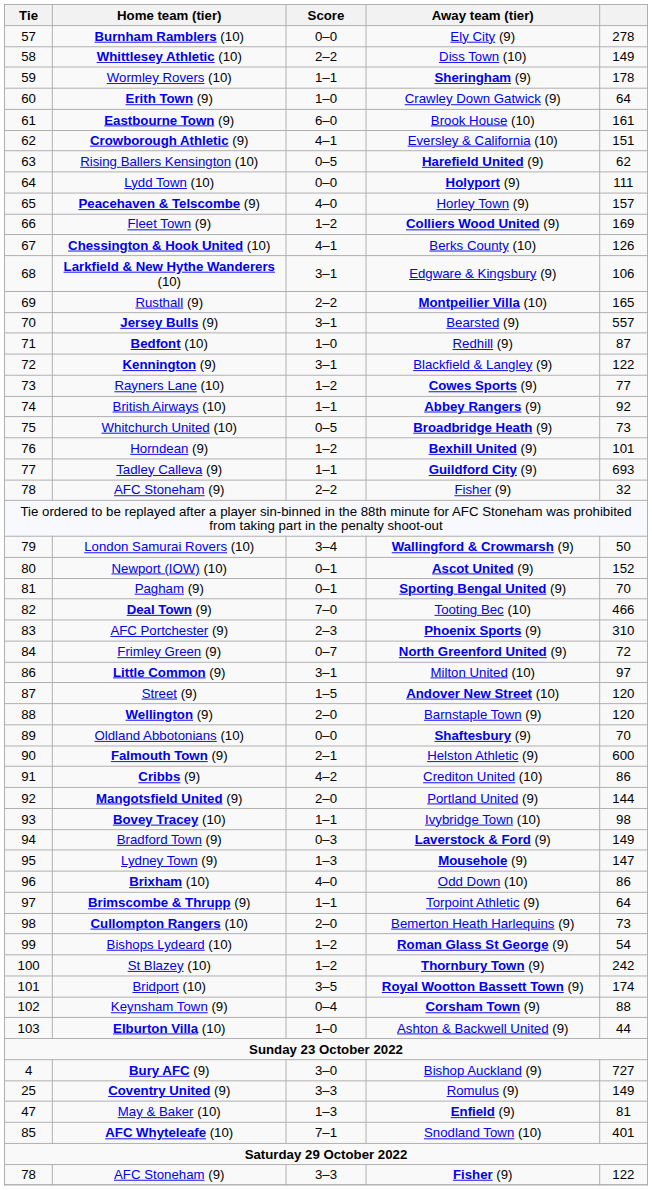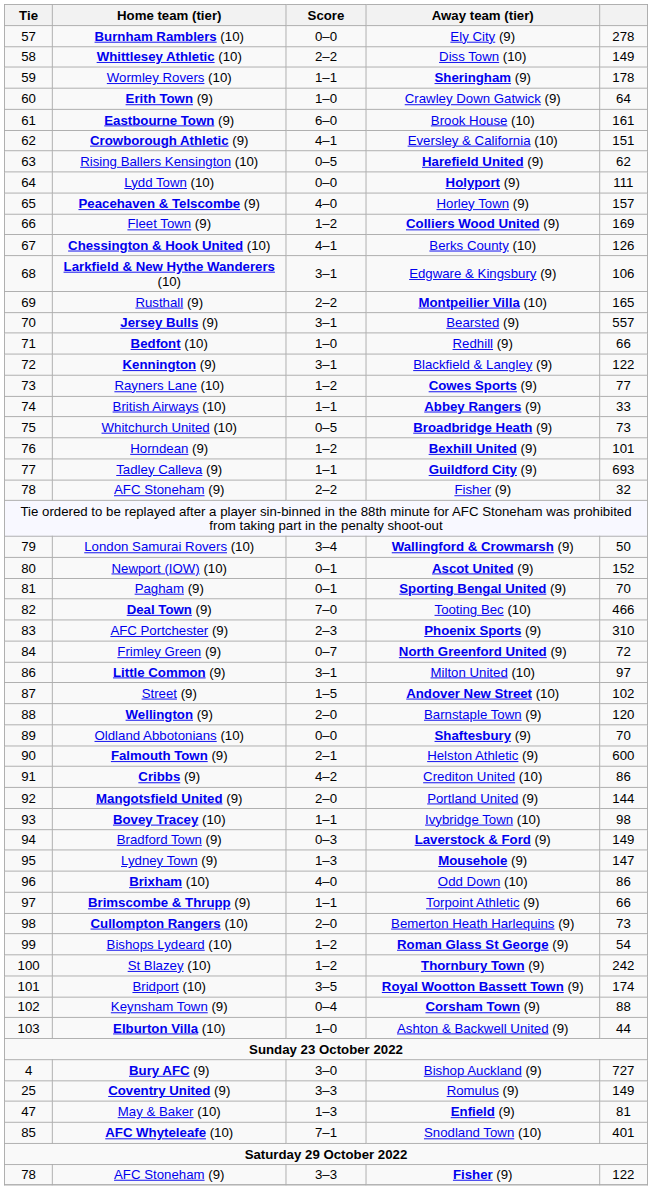(623, 344) 87 -> (623, 344) 66
(623, 407) 92 -> (623, 407) 33
(623, 694) 120 -> (623, 694) 102
(623, 903) 64 -> (623, 903) 66
